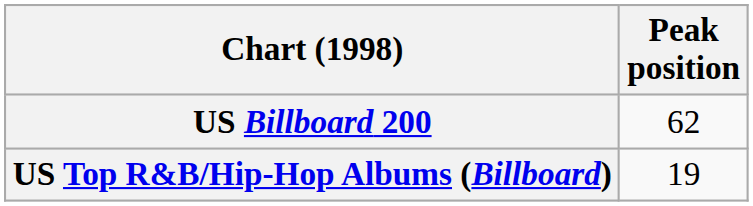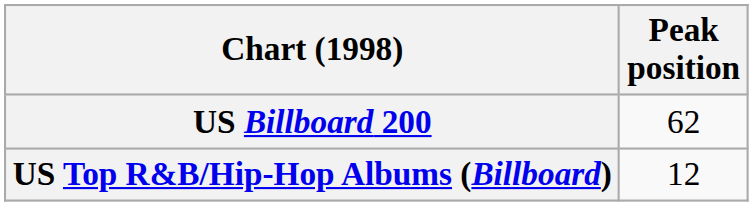(684, 173) 19 -> (684, 173) 12
